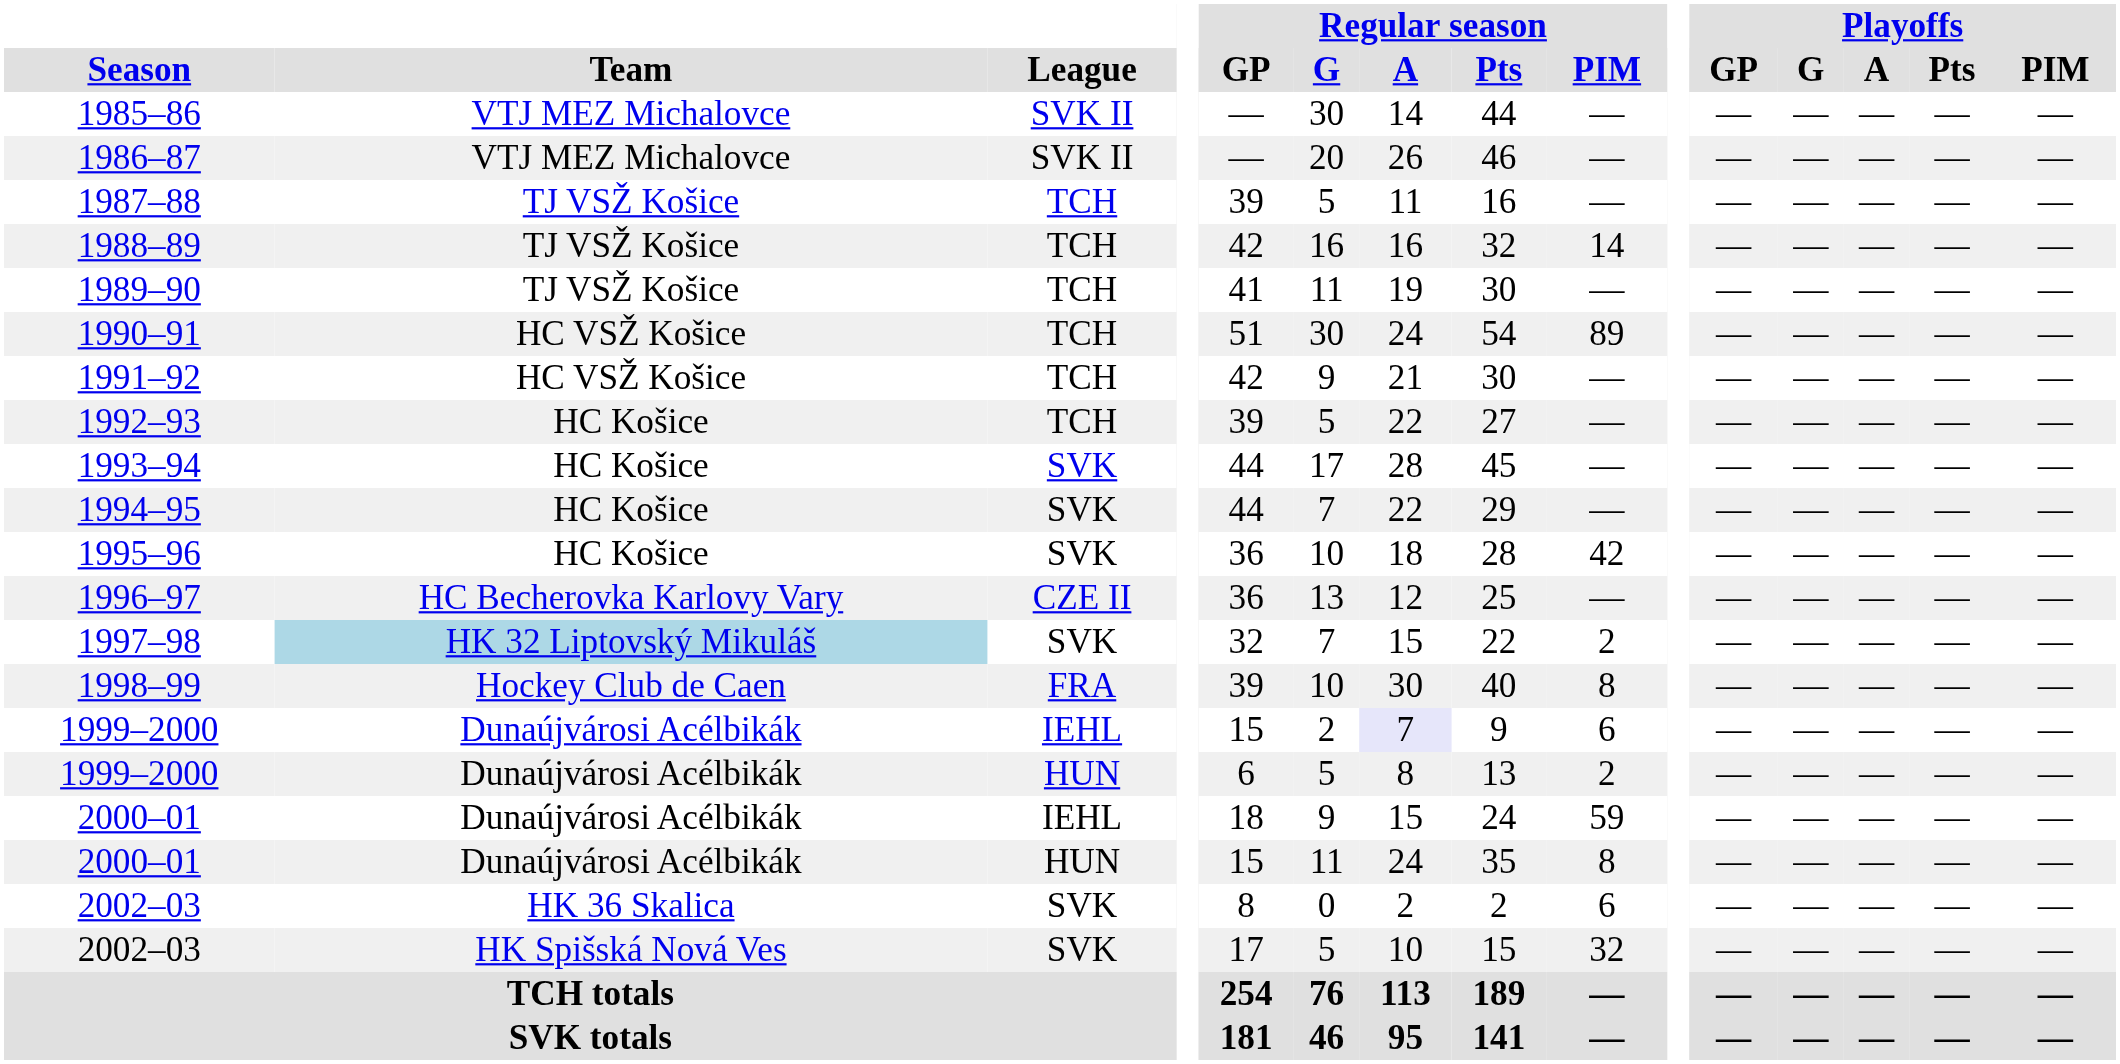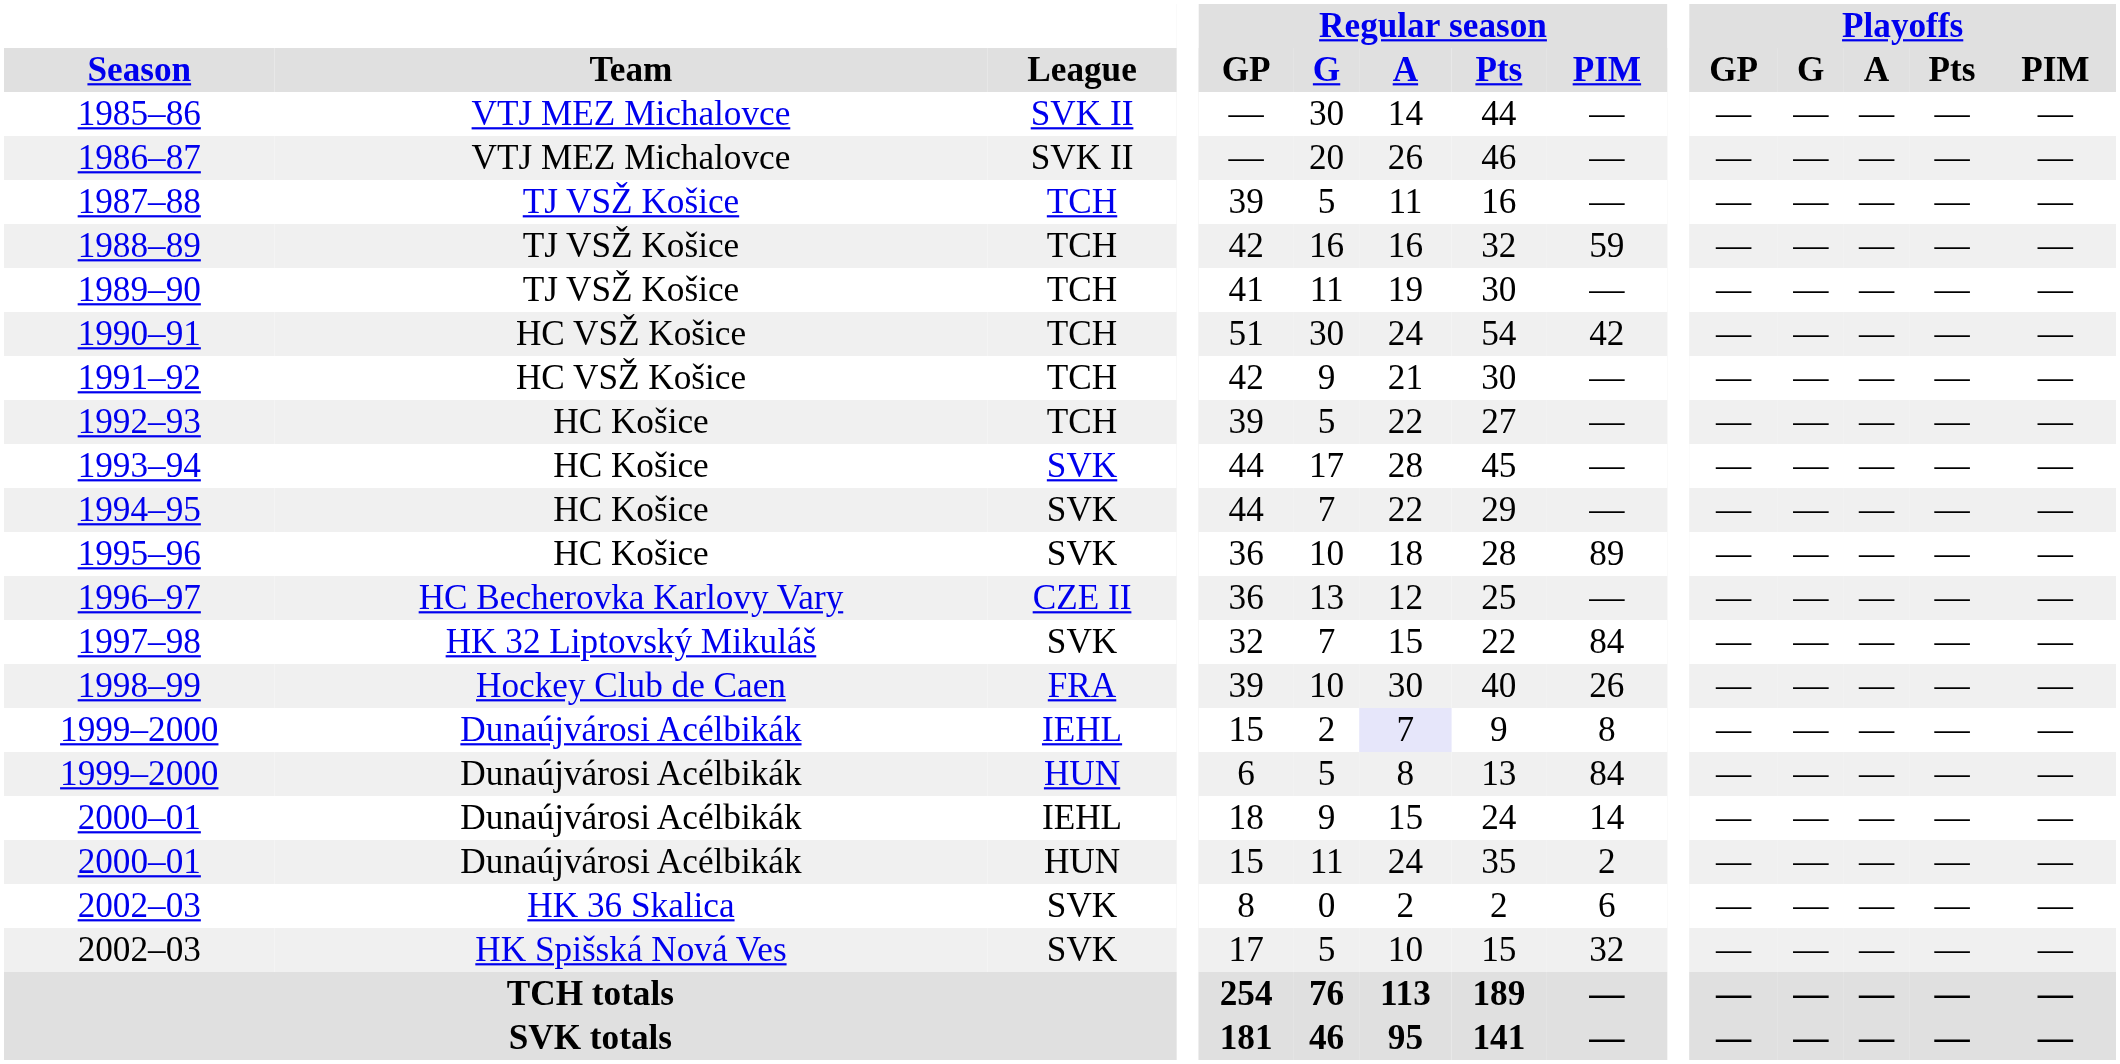(1607, 245) 14 -> (1607, 245) 59
(1607, 333) 89 -> (1607, 333) 42
(1607, 553) 42 -> (1607, 553) 89
(631, 641) lightblue background -> (631, 641) no background
(1607, 641) 2 -> (1607, 641) 84
(1607, 685) 8 -> (1607, 685) 26
(1607, 729) 6 -> (1607, 729) 8
(1607, 773) 2 -> (1607, 773) 84
(1607, 817) 59 -> (1607, 817) 14
(1607, 861) 8 -> (1607, 861) 2
